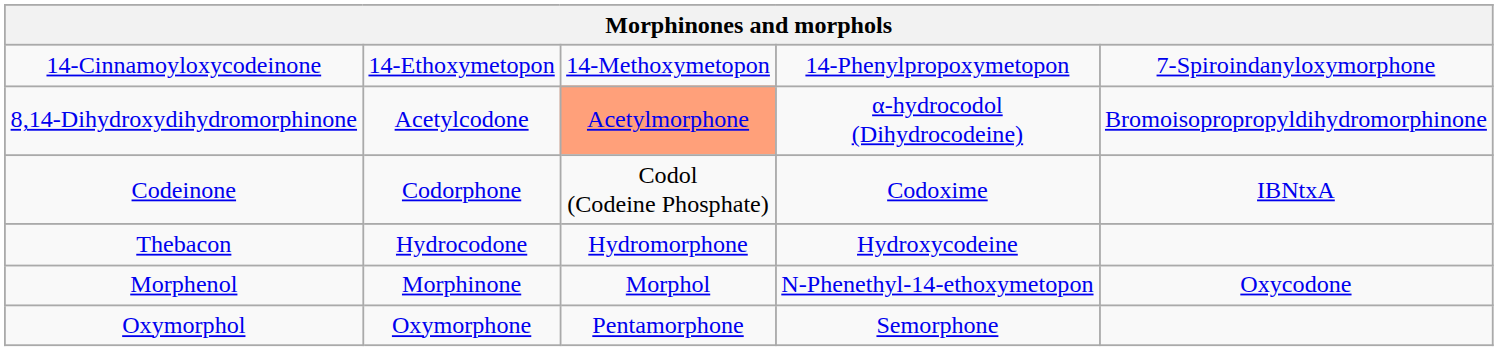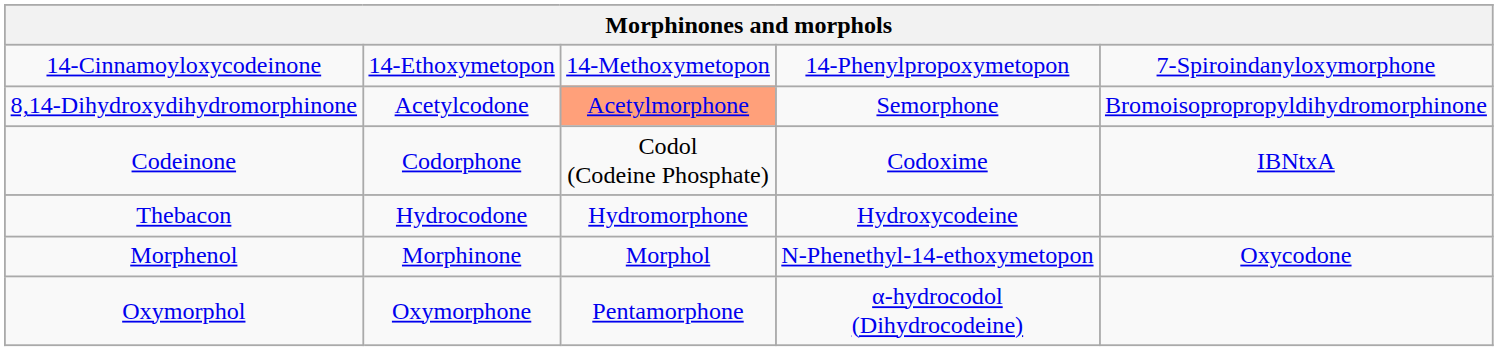(937, 120) α-hydrocodol (Dihydrocodeine) -> (937, 105) Semorphone
(937, 325) Semorphone -> (937, 310) α-hydrocodol (Dihydrocodeine)
